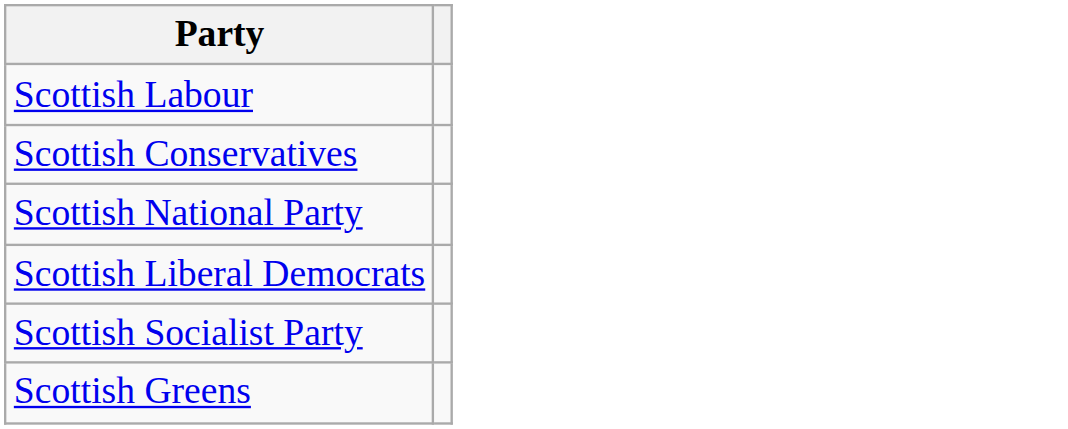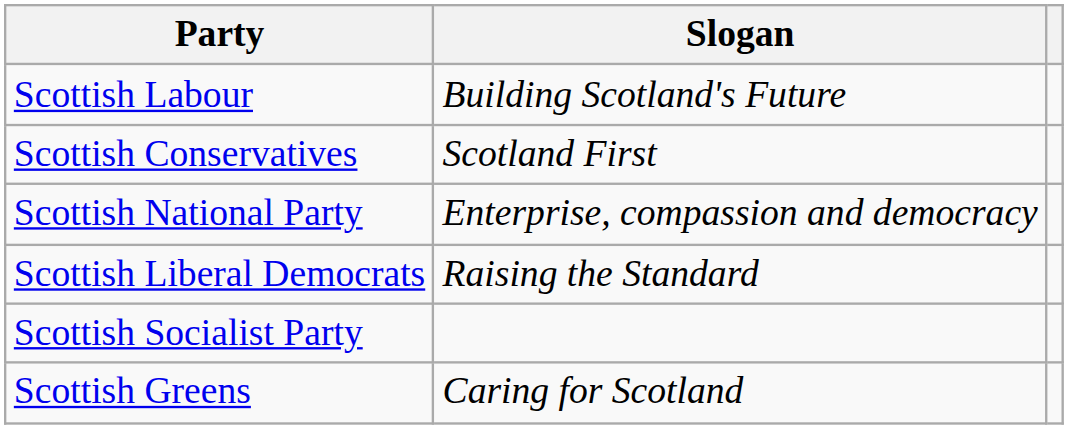+ column: (740, 34)
